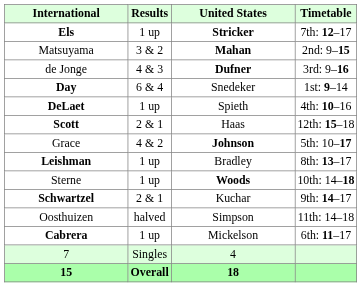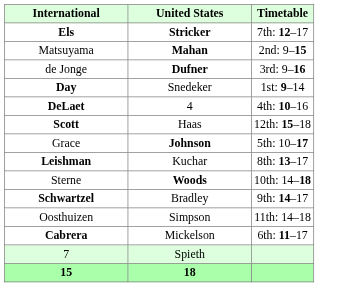- column: (150, 13)
(233, 106) Spieth -> (190, 106) 4
(233, 161) Bradley -> (190, 161) Kuchar
(233, 198) Kuchar -> (190, 198) Bradley
(233, 254) 4 -> (190, 254) Spieth
